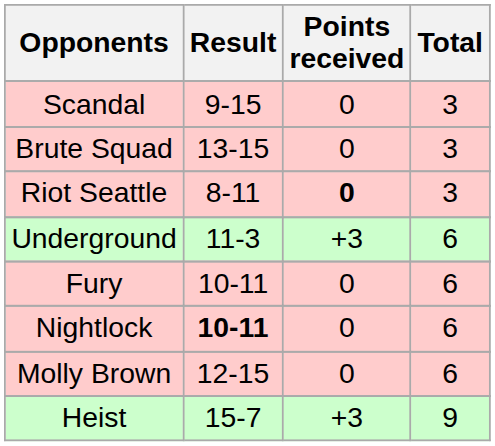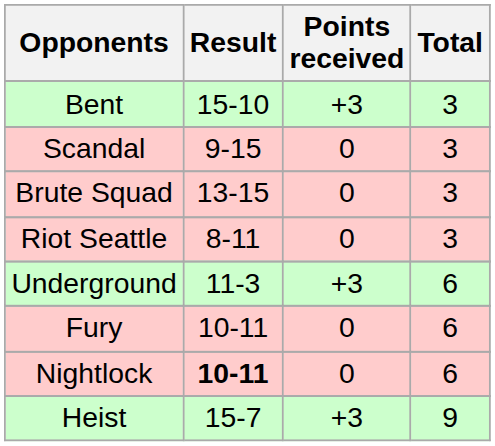+ row: (94, 103)
(347, 193) bold -> (347, 238) normal
- row: (94, 373)
